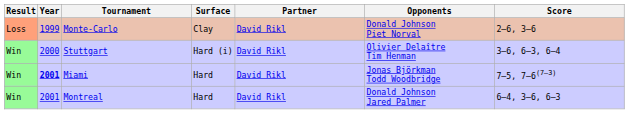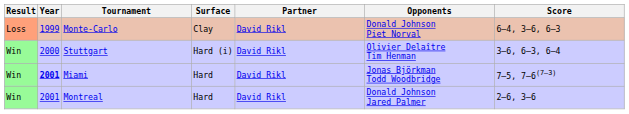(516, 29) 2–6, 3–6 -> (528, 29) 6–4, 3–6, 6–3
(528, 97) 6–4, 3–6, 6–3 -> (516, 97) 2–6, 3–6
